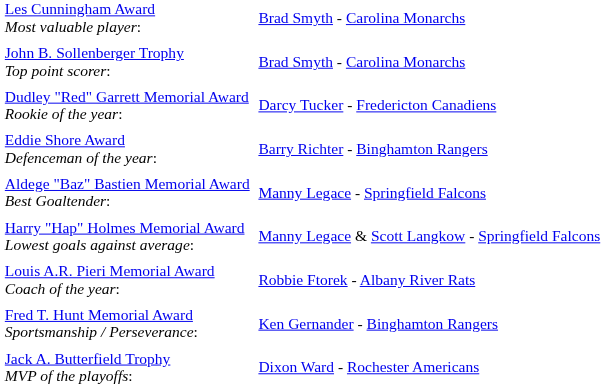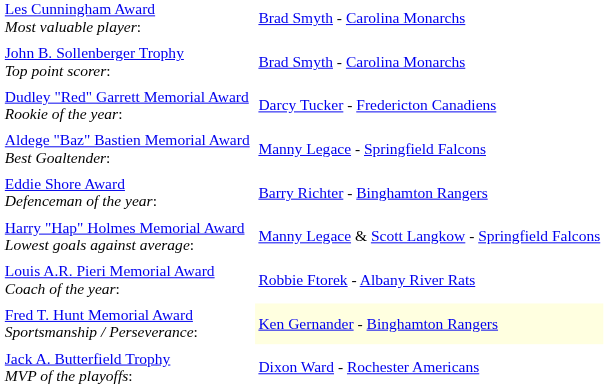rows swapped: (81, 149) <-> (127, 192)
(378, 323) no background -> (378, 323) lightyellow background
